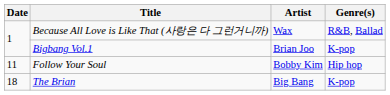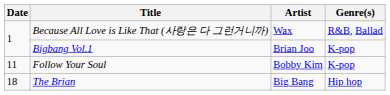(345, 65) Hip hop -> (341, 65) K-pop
(341, 81) K-pop -> (345, 81) Hip hop
